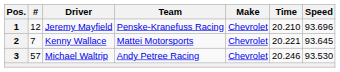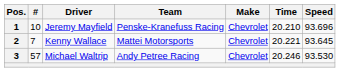(35, 27) 12 -> (35, 27) 10
